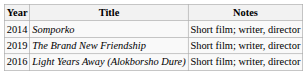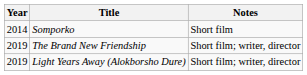(245, 29) Short film; writer, director -> (212, 29) Short film
(17, 62) 2016 -> (17, 62) 2019
